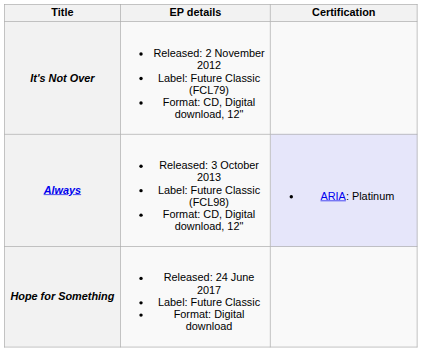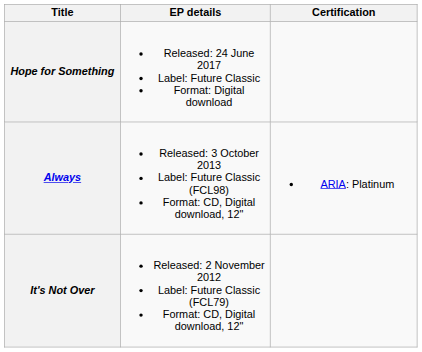rows swapped: (62, 77) <-> (62, 296)
(344, 196) lavender background -> (344, 184) no background
